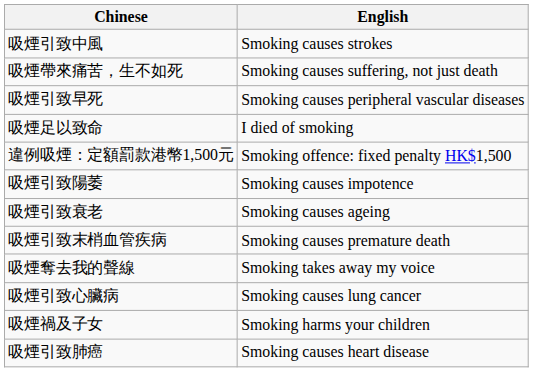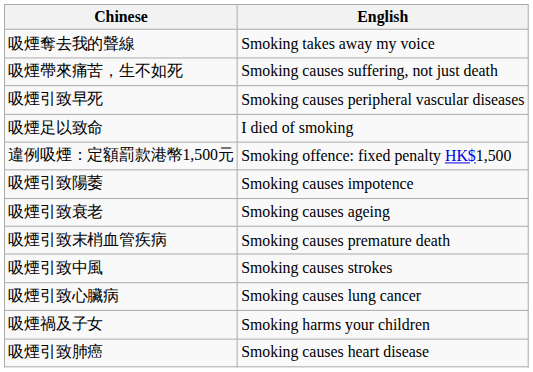rows swapped: (72, 267) <-> (56, 43)
